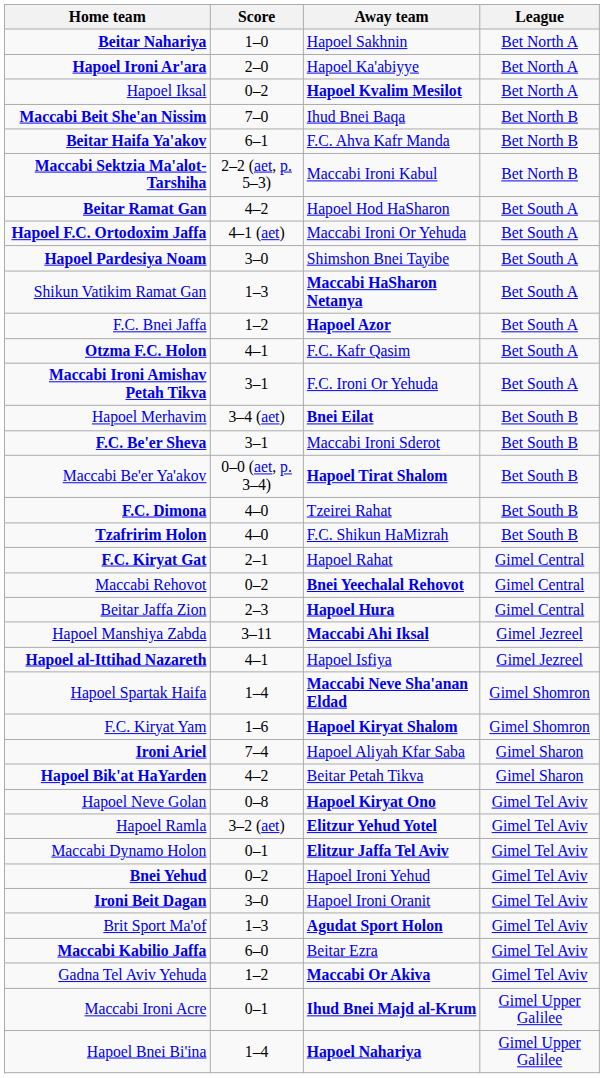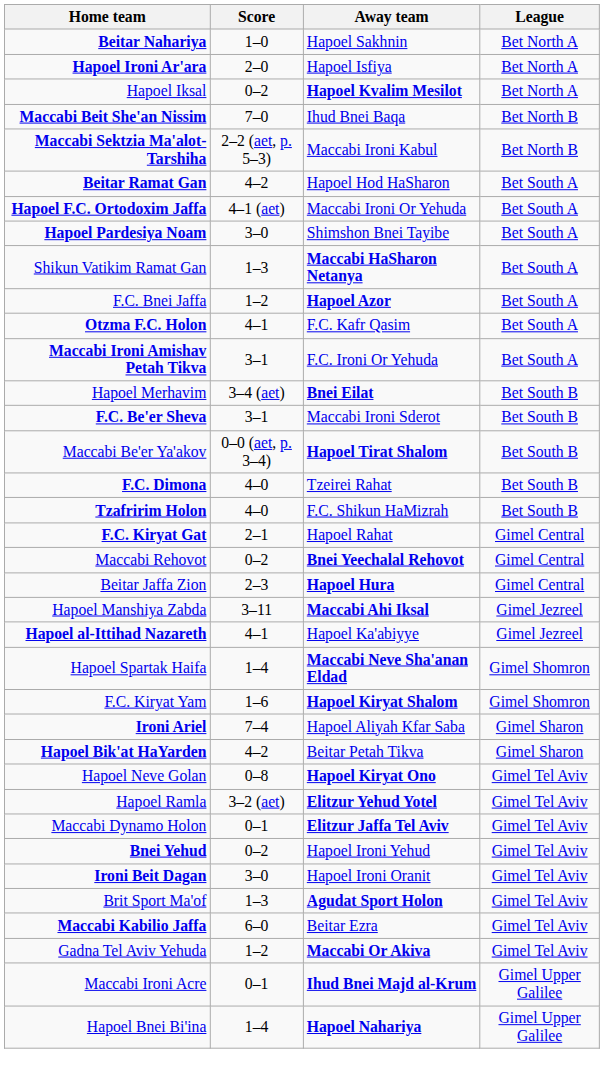(363, 66) Hapoel Ka'abiyye -> (349, 66) Hapoel Isfiya
- row: (136, 141)
(349, 659) Hapoel Isfiya -> (363, 634) Hapoel Ka'abiyye
